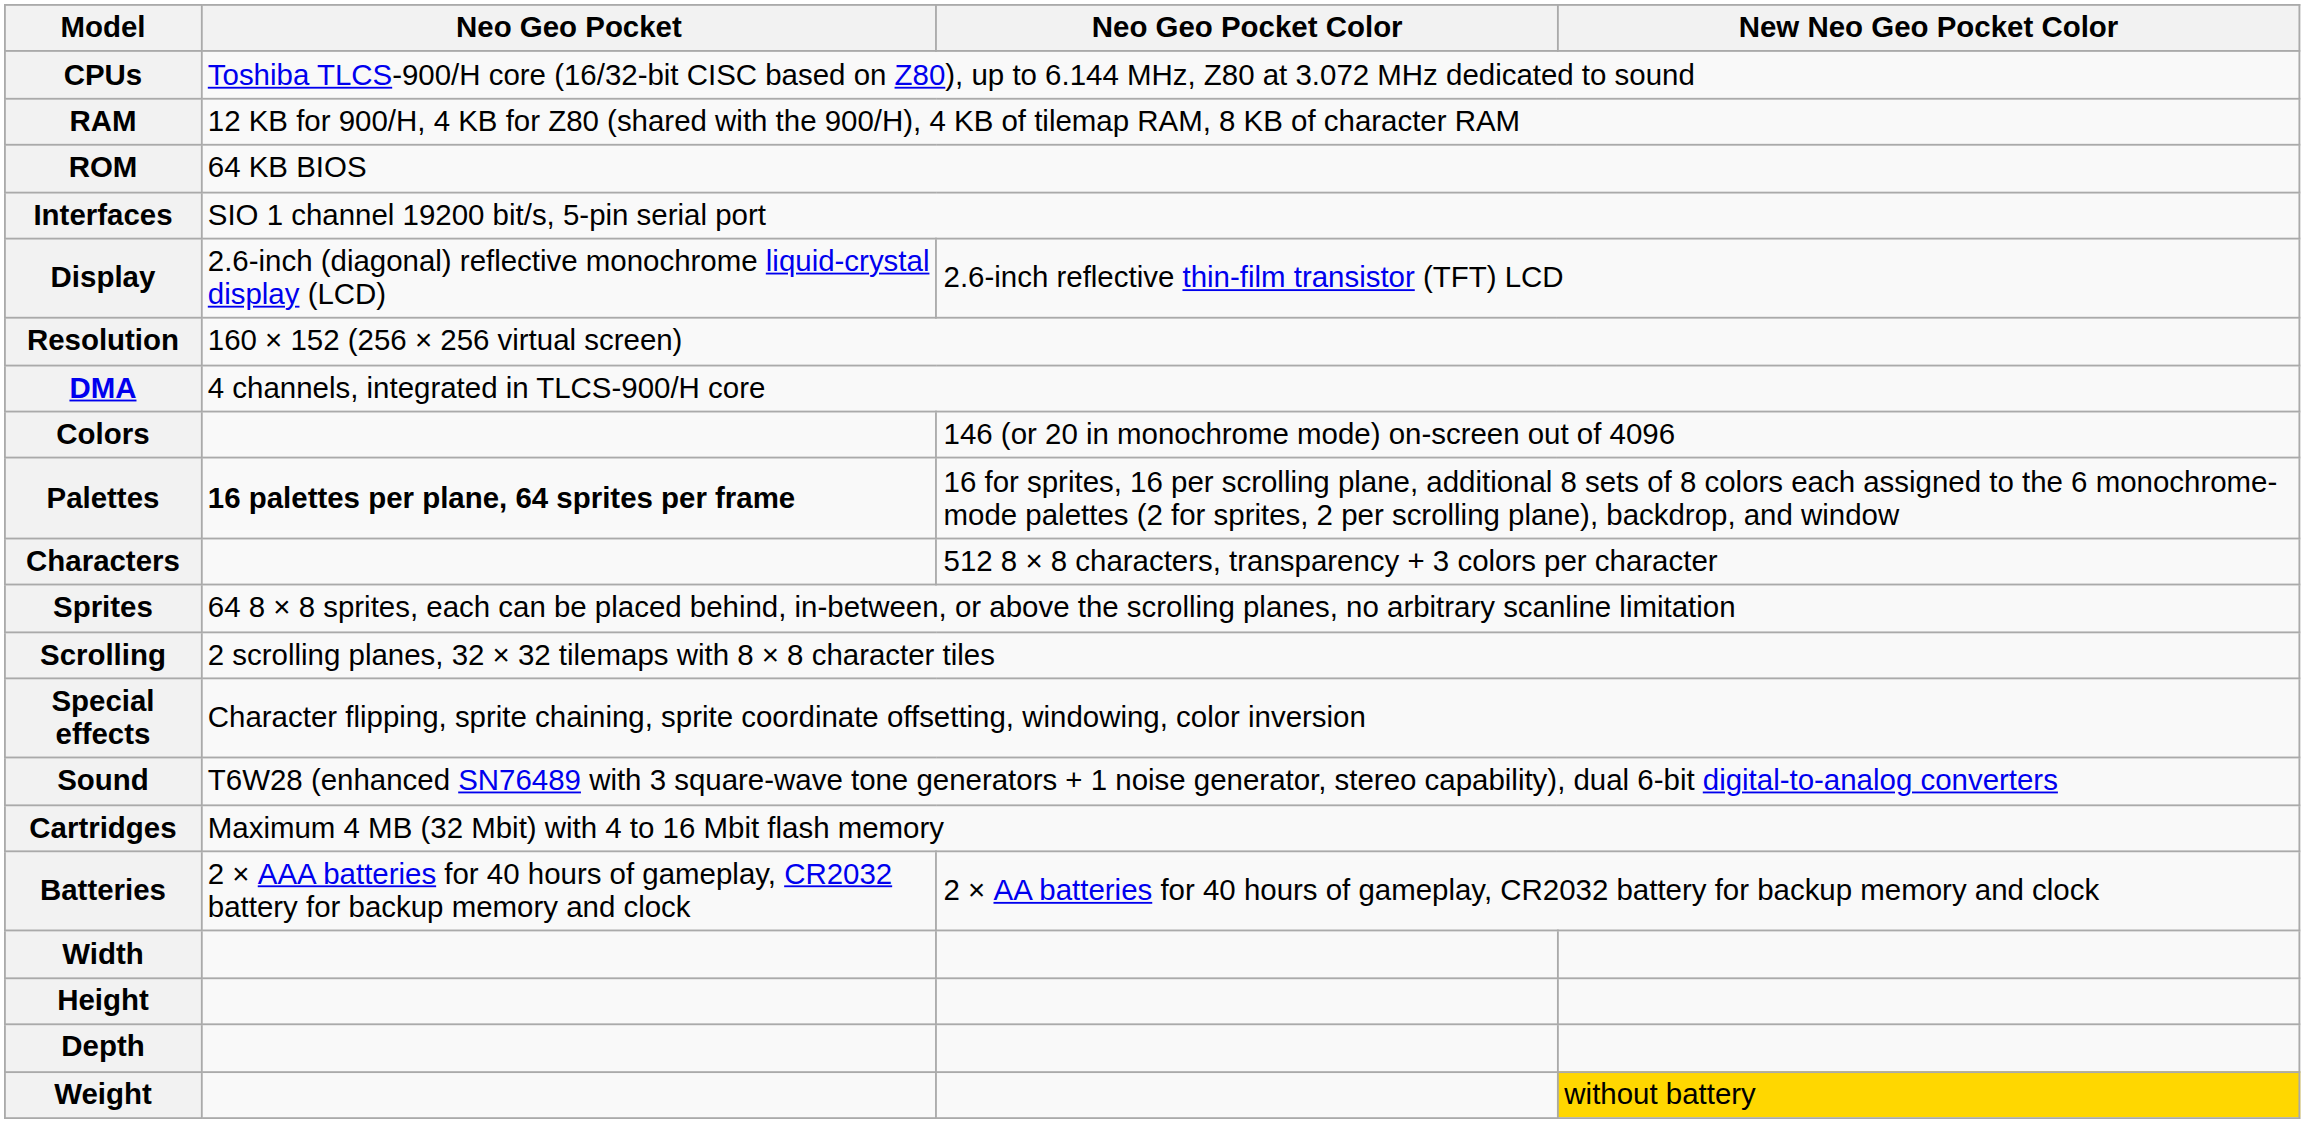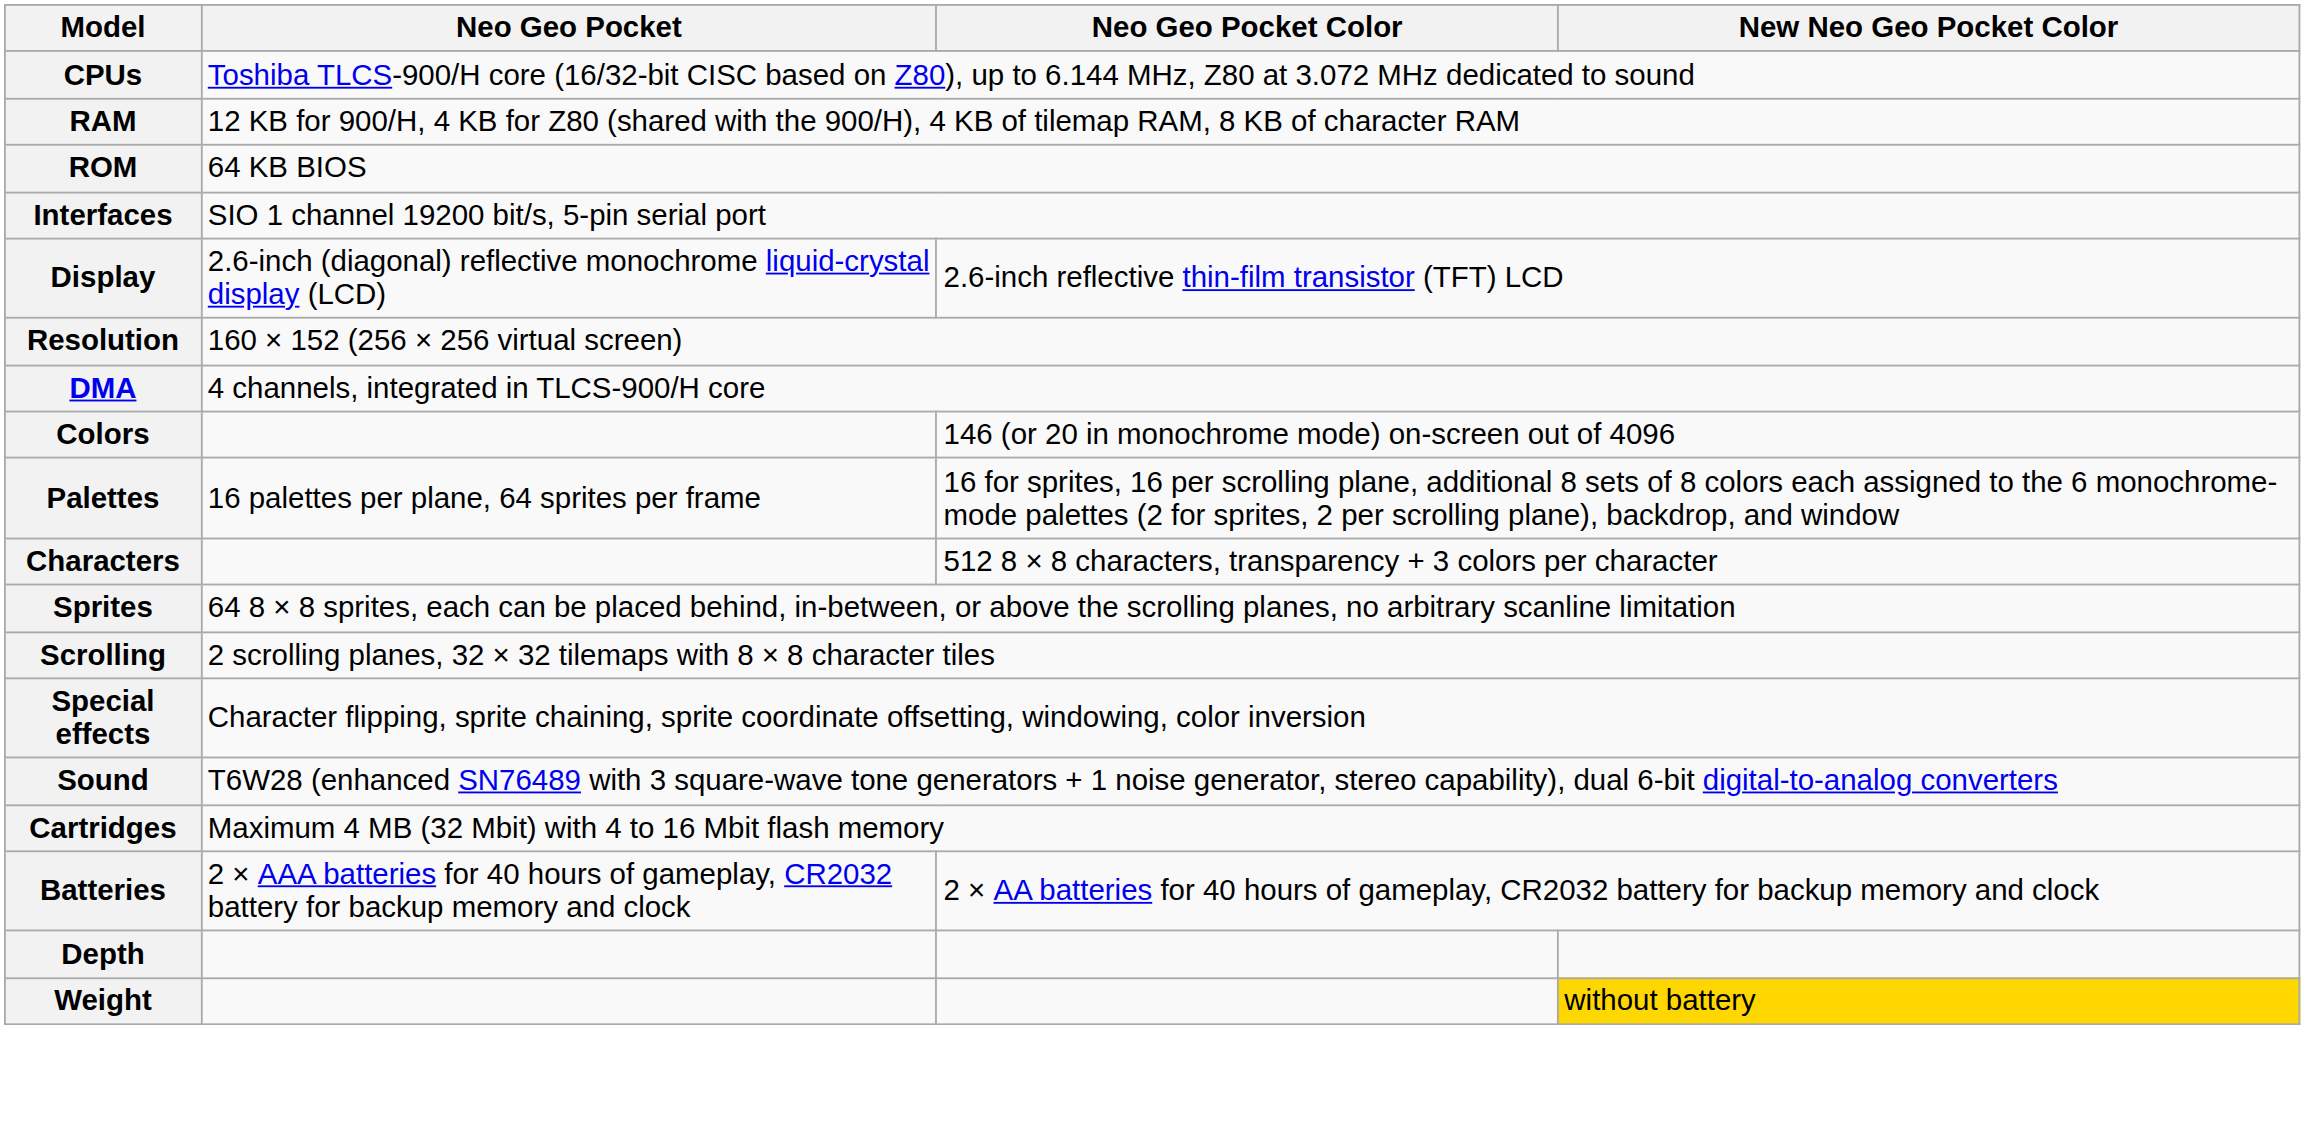(502, 497) bold -> (484, 497) normal
- row: (103, 954)
- row: (103, 1000)
